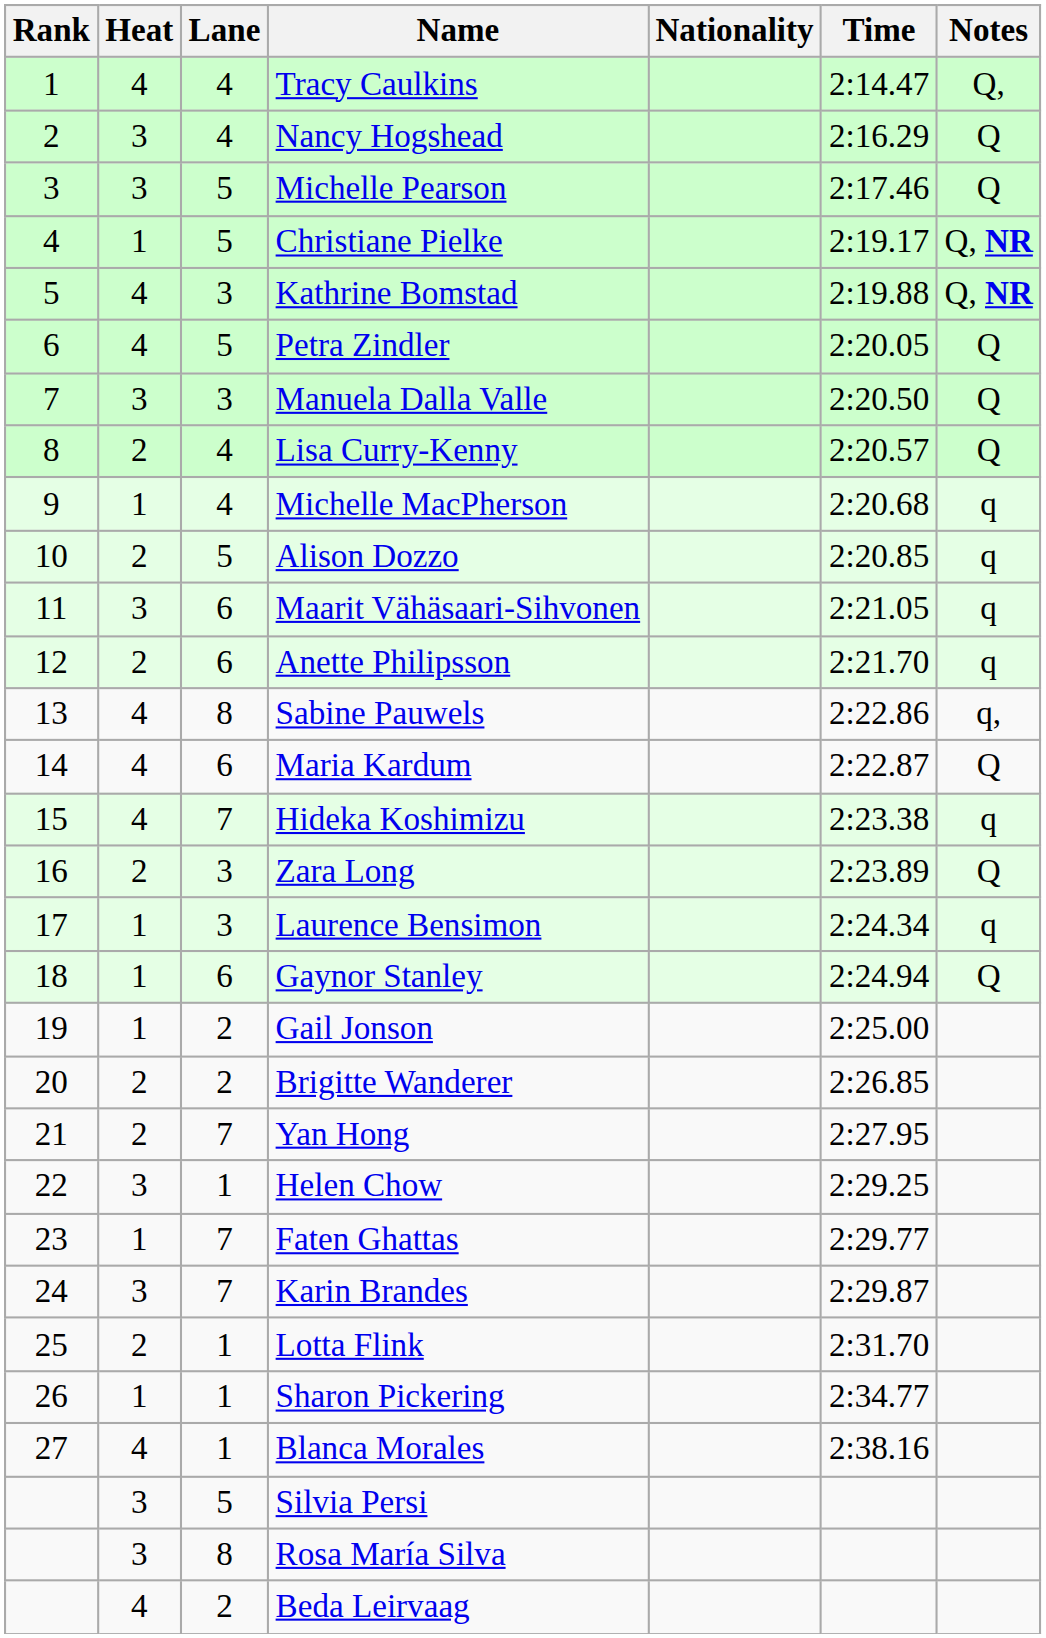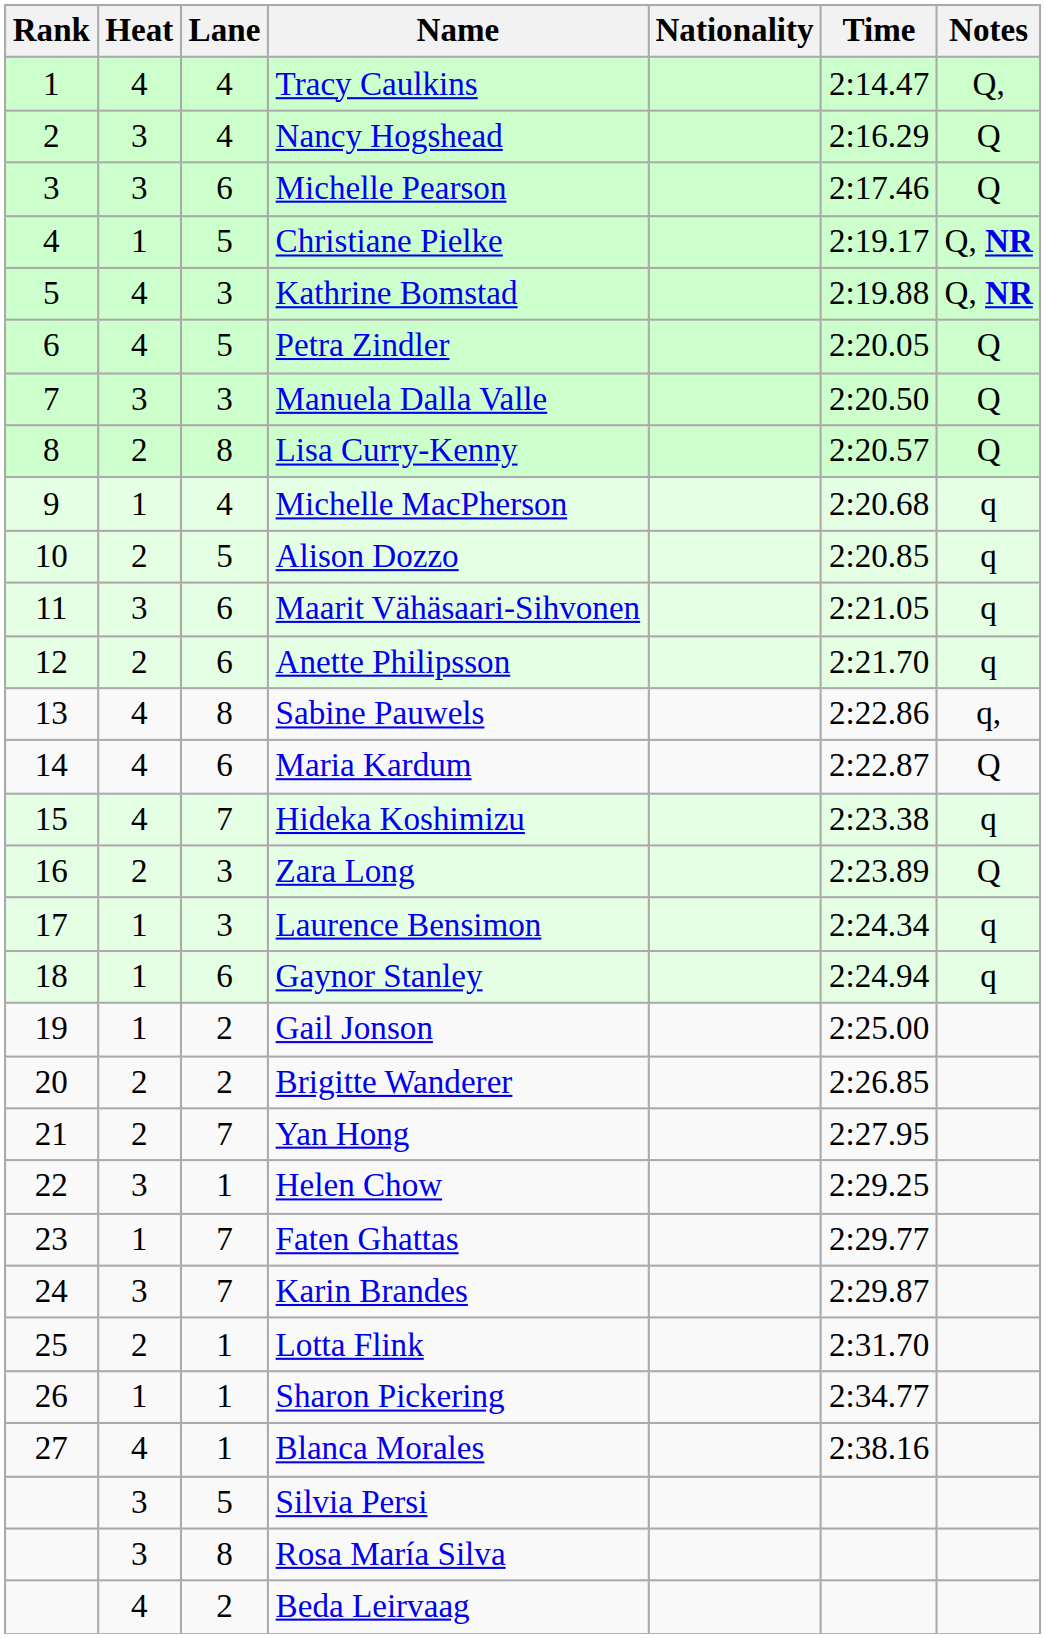(224, 188) 5 -> (224, 188) 6
(224, 450) 4 -> (224, 450) 8
(989, 976) Q -> (989, 976) q
